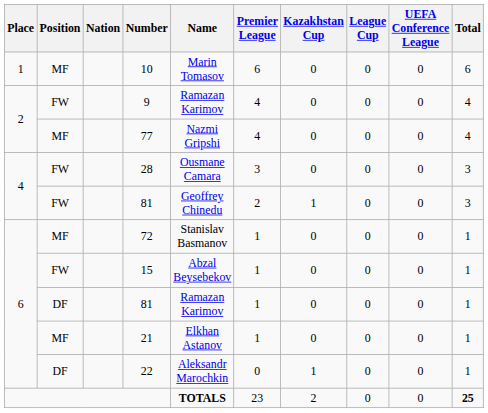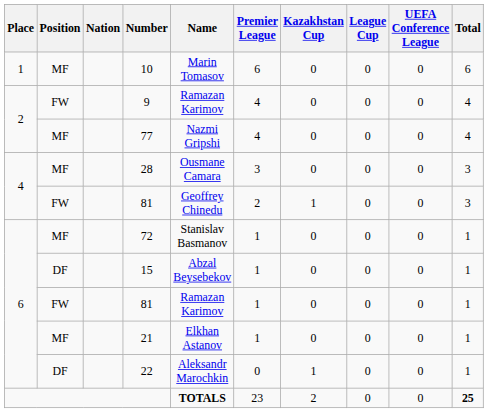(60, 169) FW -> (60, 169) MF
(60, 270) FW -> (60, 270) DF
(60, 304) DF -> (60, 304) FW
